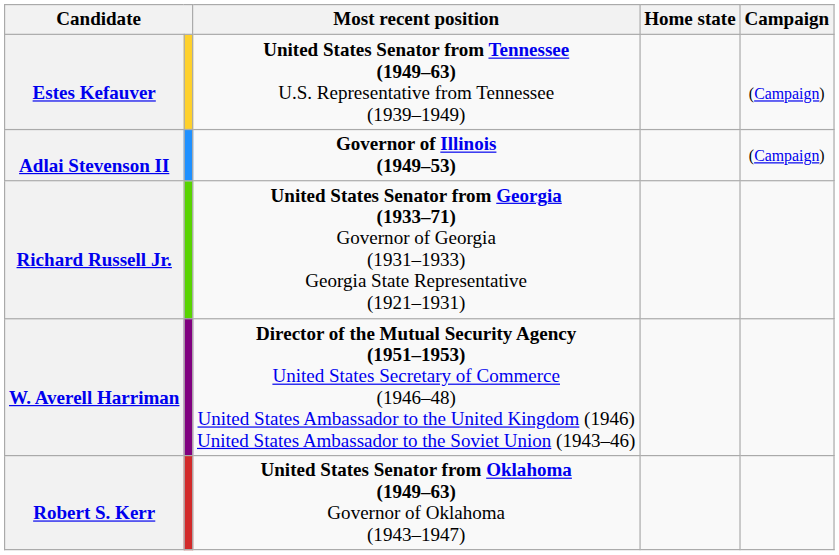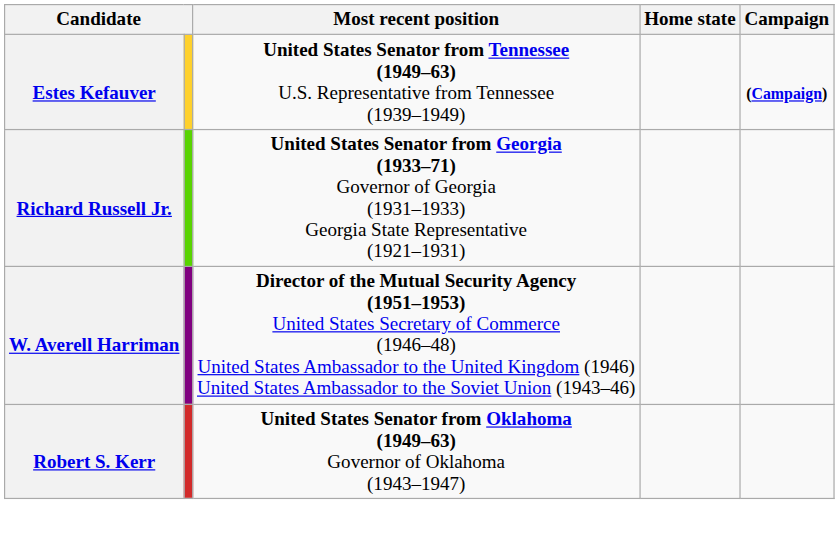(787, 93) normal -> (787, 92) bold
- row: (94, 165)
